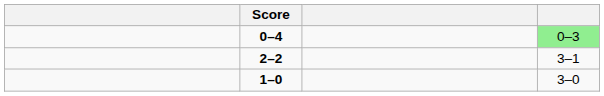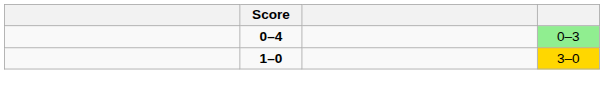- row: (271, 58)
(568, 79) no background -> (568, 58) gold background
